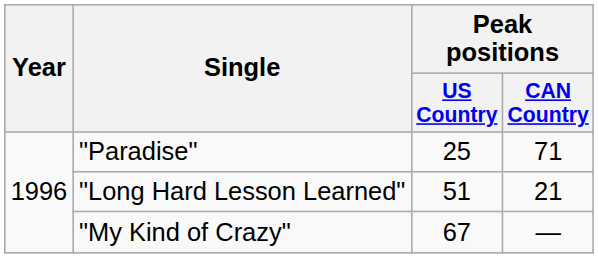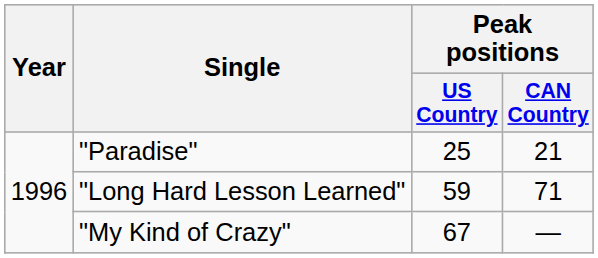(548, 151) 71 -> (548, 151) 21
(457, 191) 51 -> (457, 191) 59
(548, 191) 21 -> (548, 191) 71
